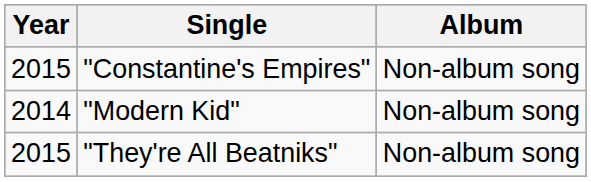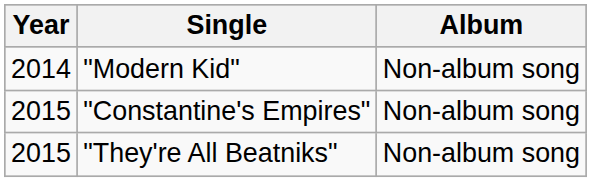rows swapped: (161, 111) <-> (227, 68)
